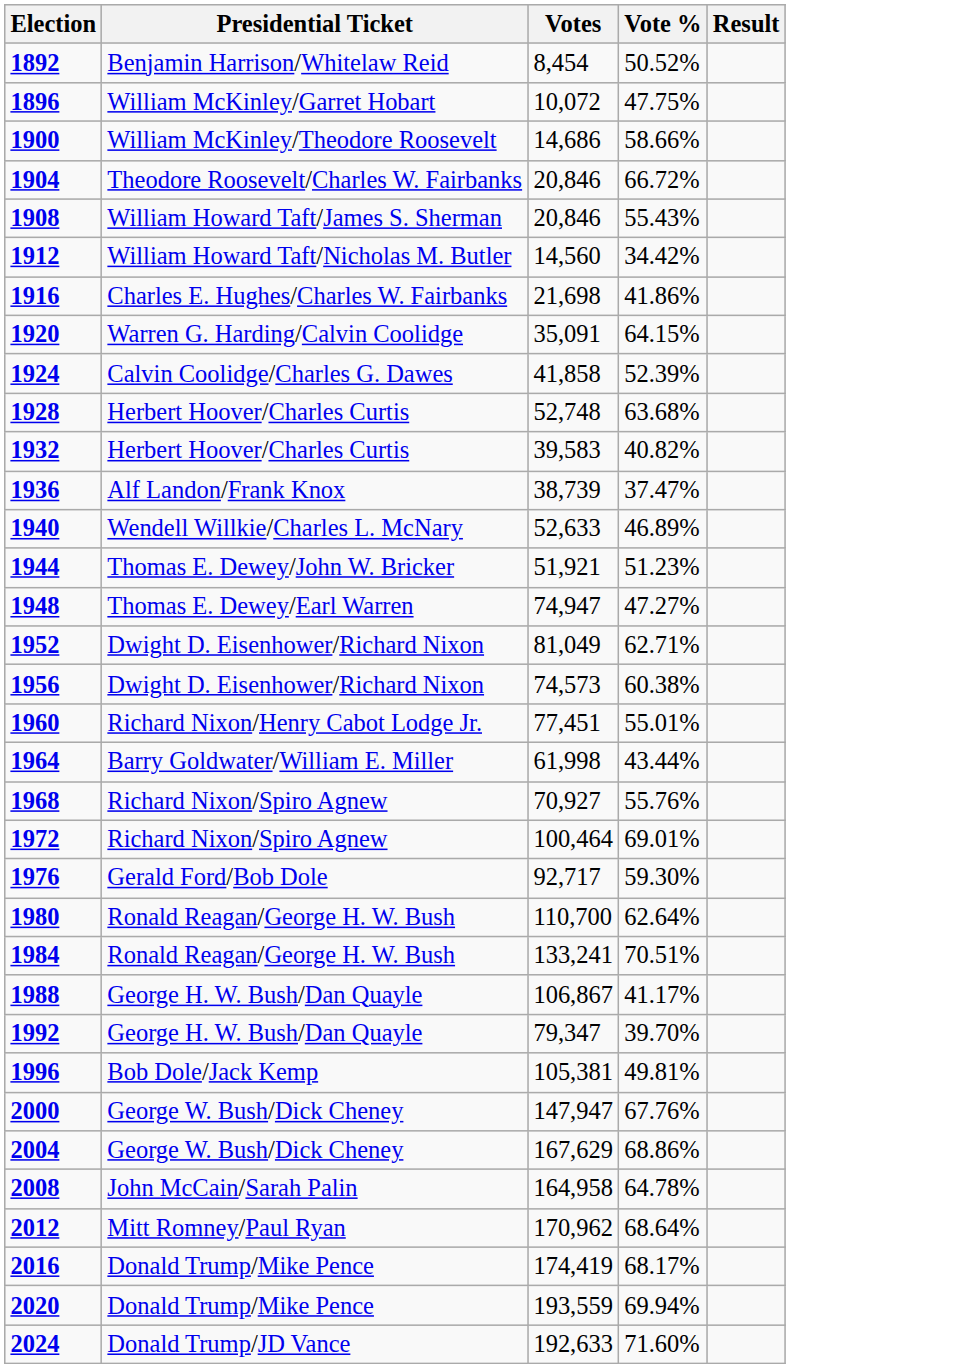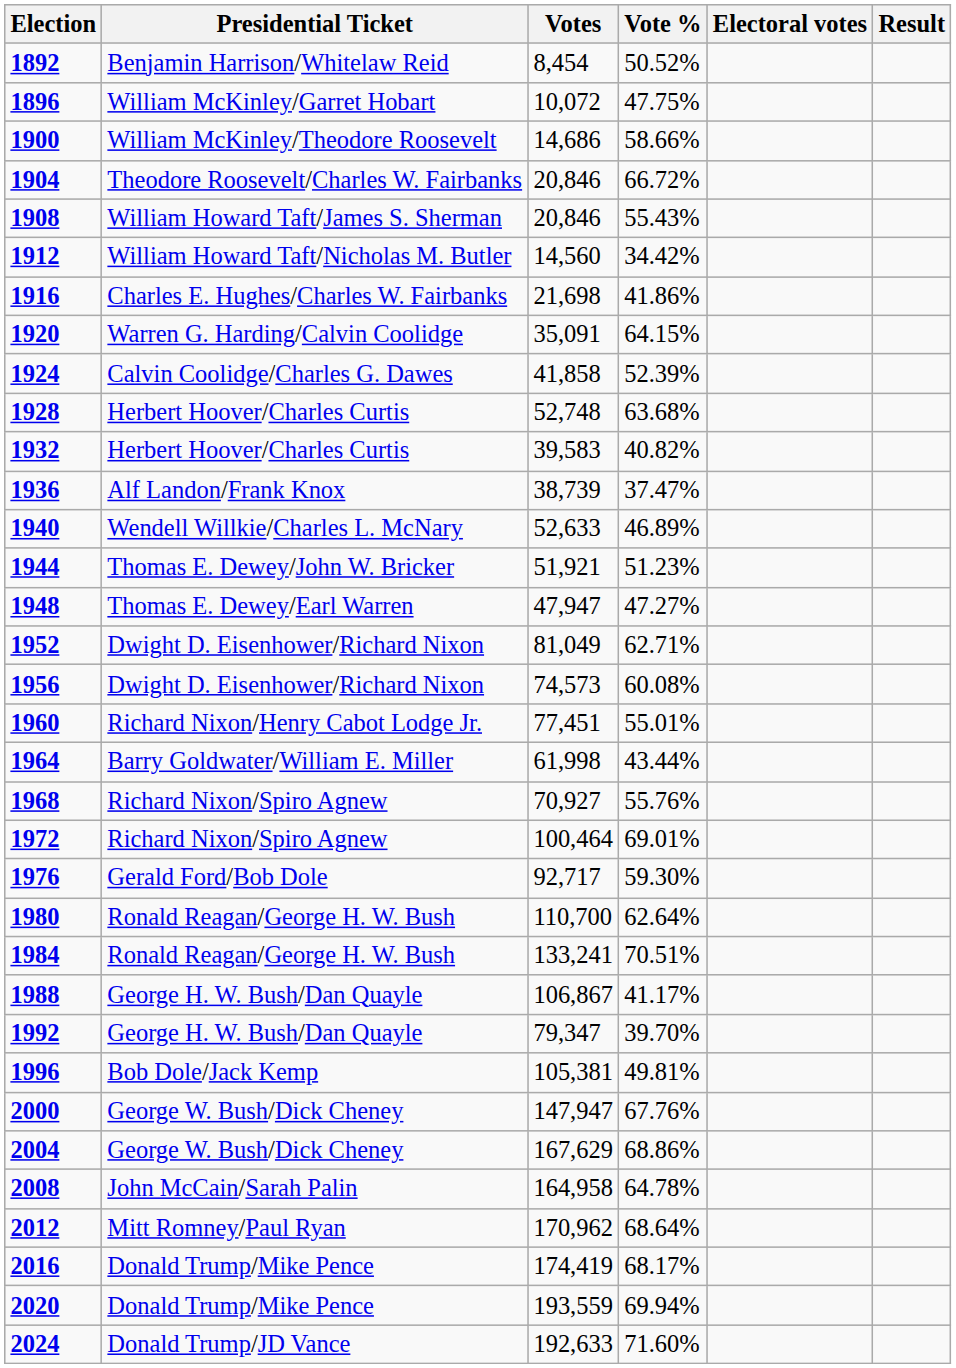+ column: (790, 23)
(567, 606) 74,947 -> (567, 606) 47,947
(662, 683) 60.38% -> (662, 683) 60.08%
